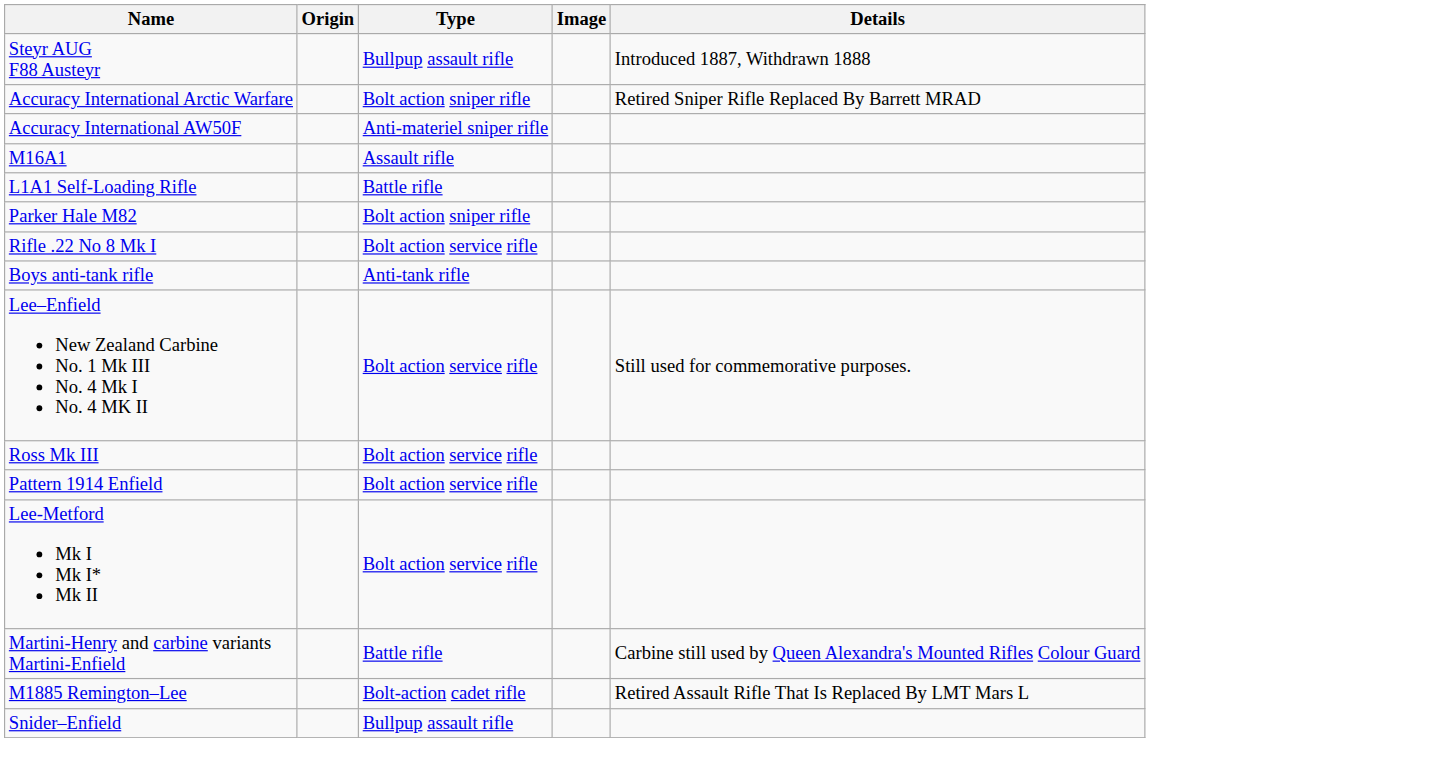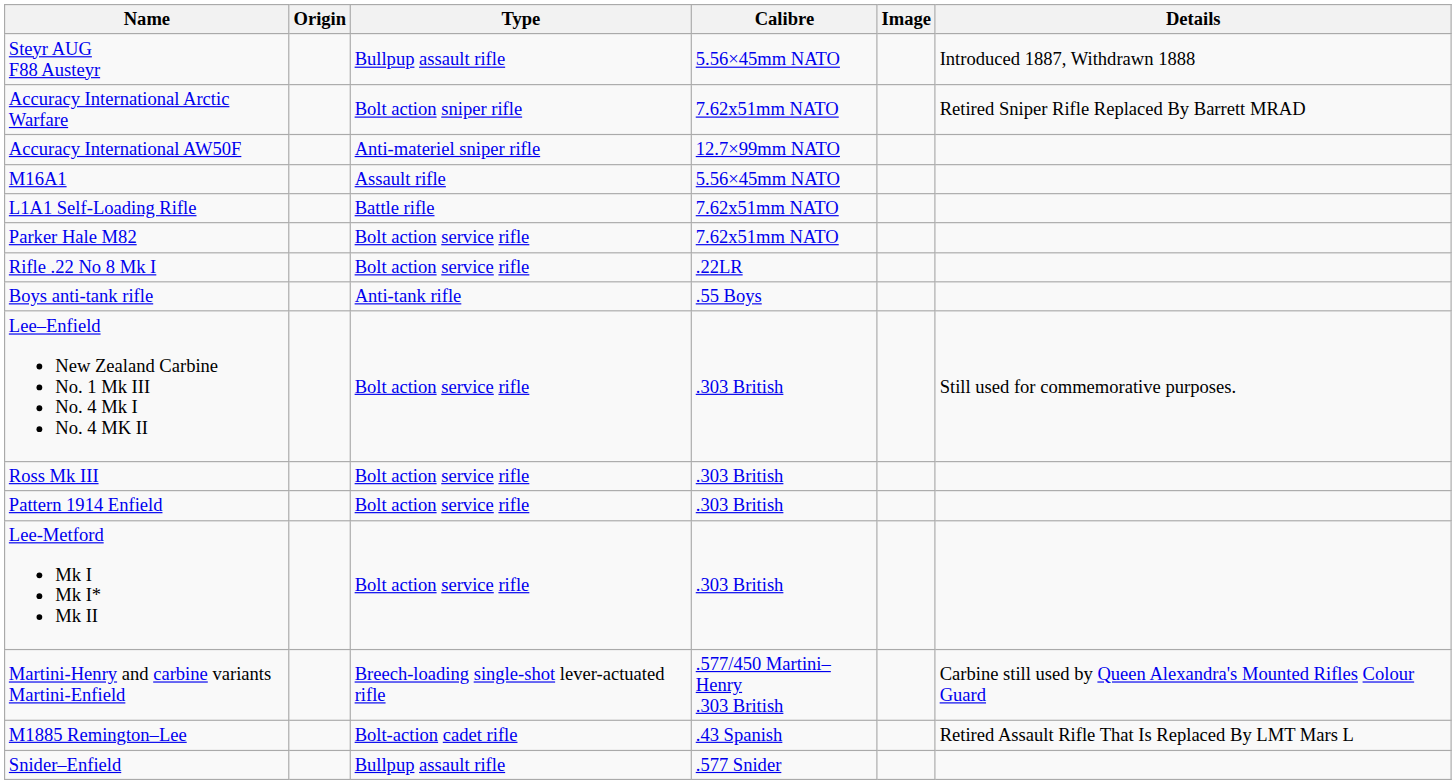+ column: (784, 19)
(446, 216) Bolt action sniper rifle -> (442, 237) Bolt action service rifle
(403, 653) Battle rifle -> (510, 684) Breech-loading single-shot lever-actuated rifle
